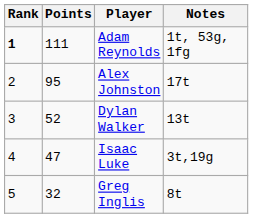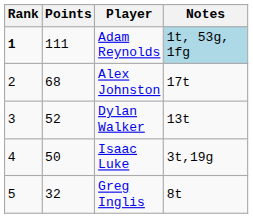(198, 45) no background -> (198, 45) lightblue background
(53, 82) 95 -> (53, 82) 68
(53, 157) 47 -> (53, 157) 50
